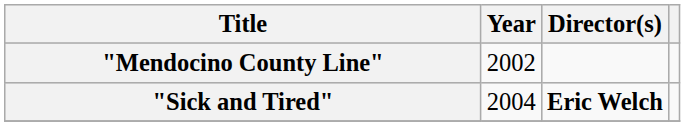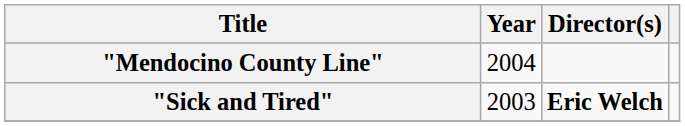(511, 62) 2002 -> (511, 62) 2004
(511, 101) 2004 -> (511, 101) 2003
